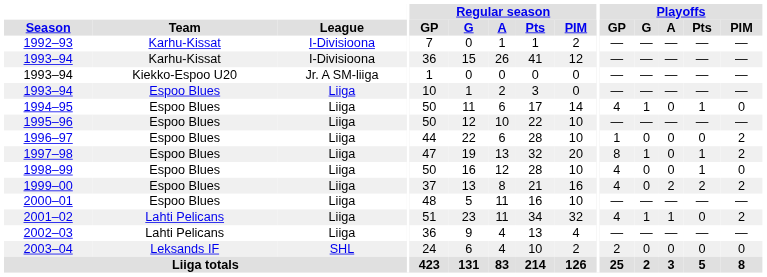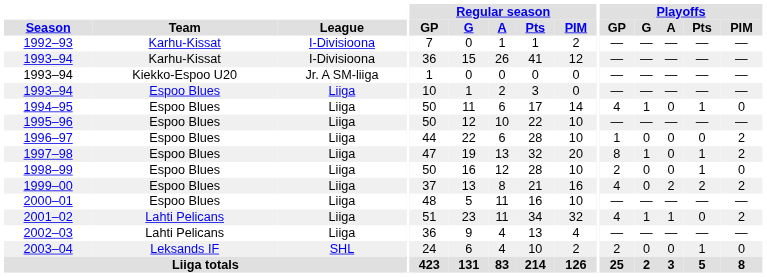(617, 170) 4 -> (617, 170) 2
(702, 249) 0 -> (702, 249) 1
